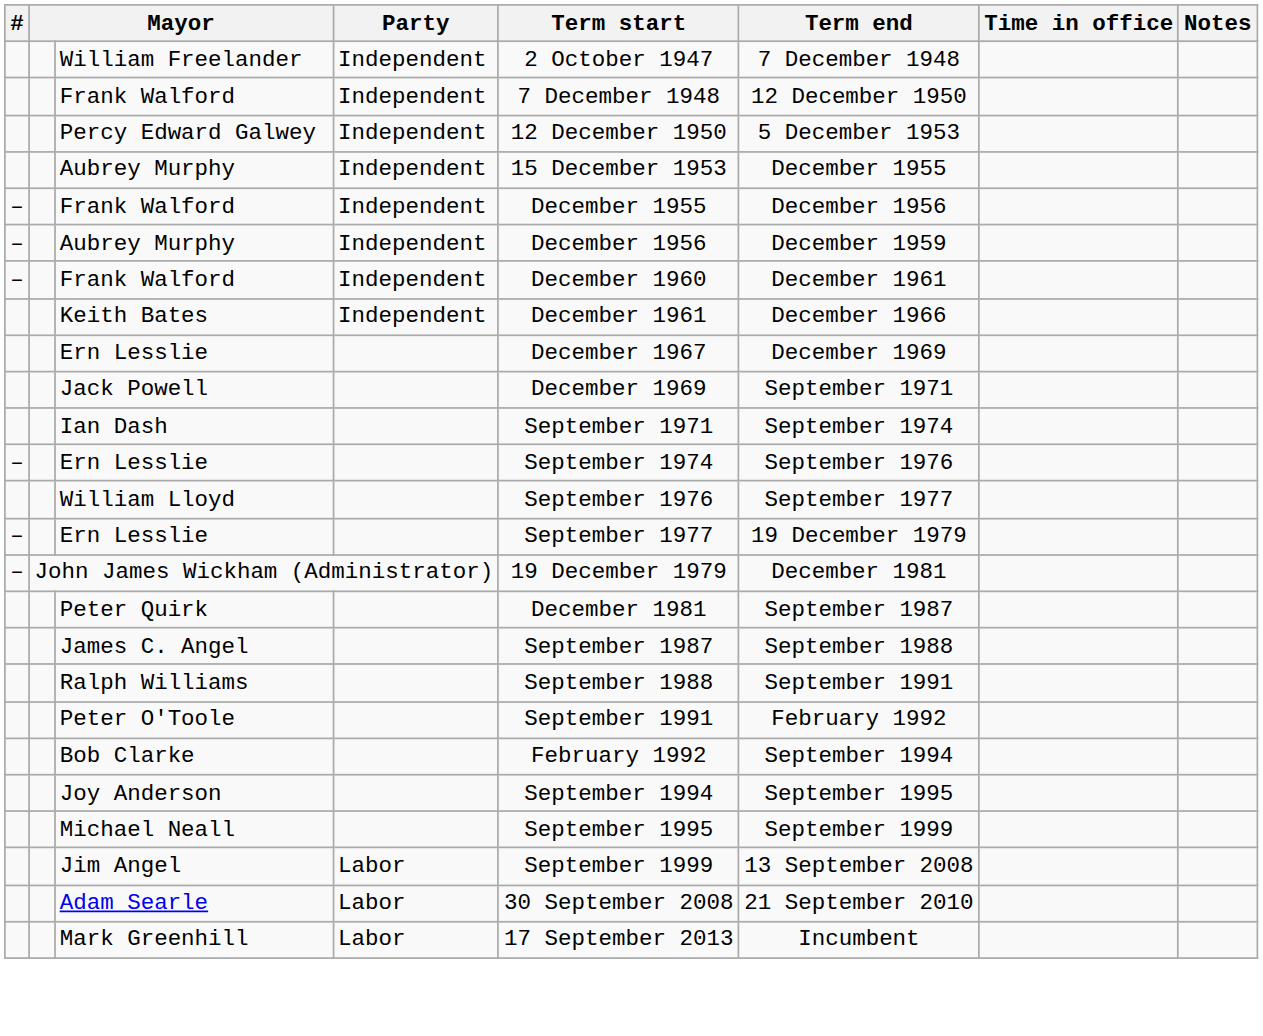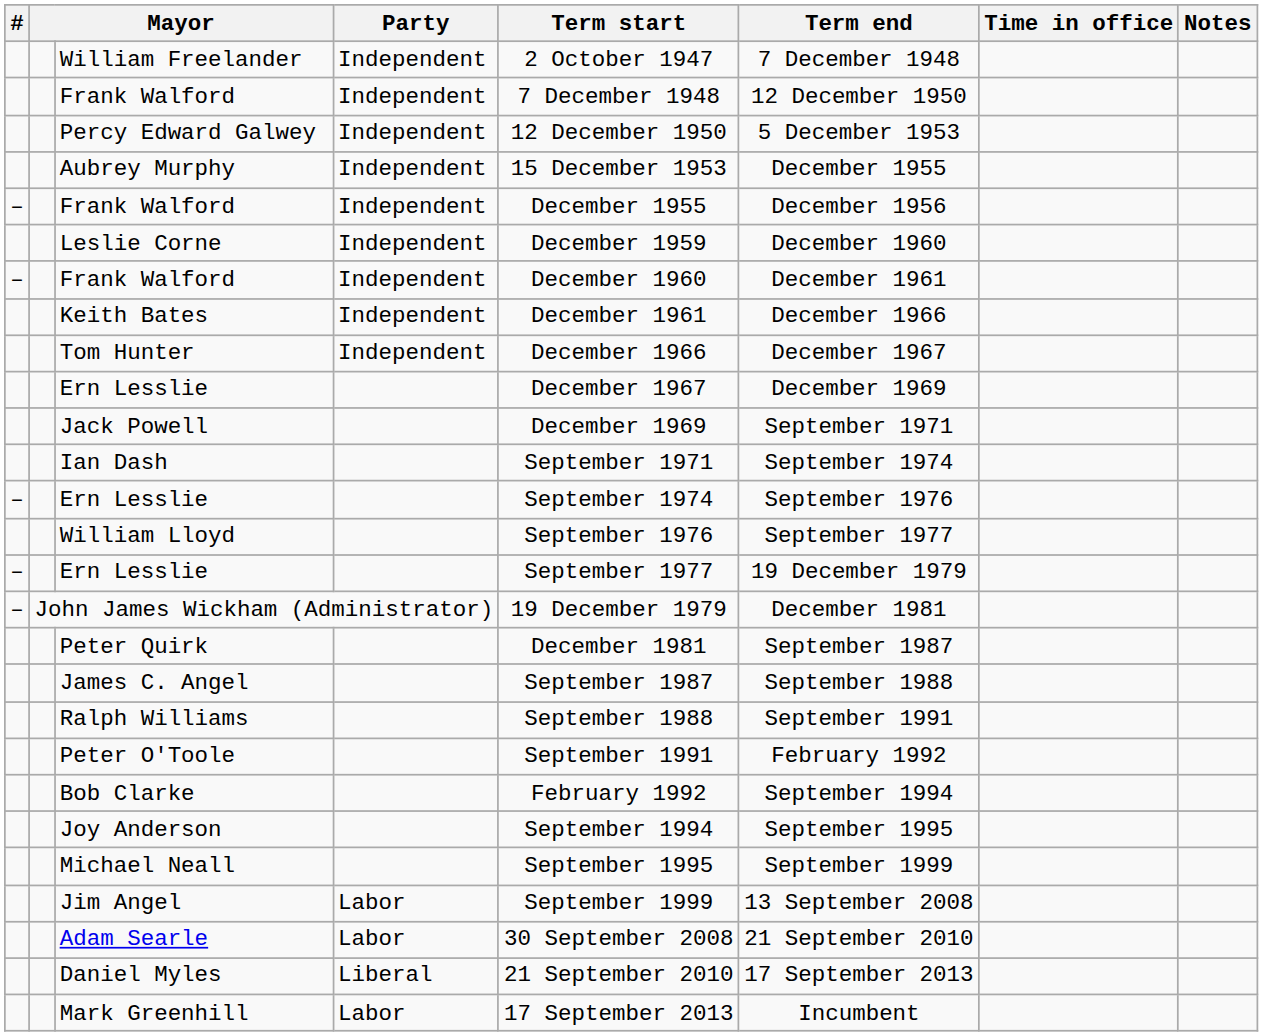- row: (17, 243)
+ row: (17, 243)
+ row: (17, 353)
+ row: (17, 976)
